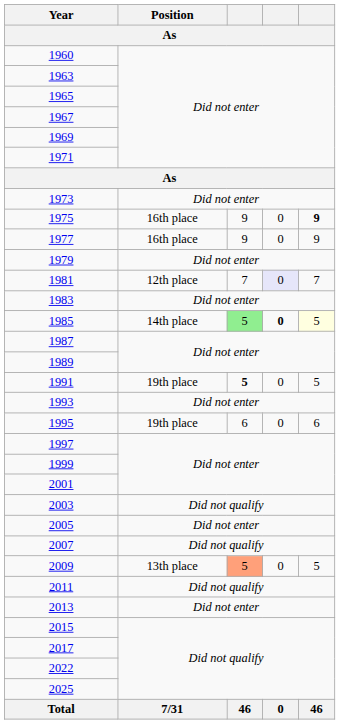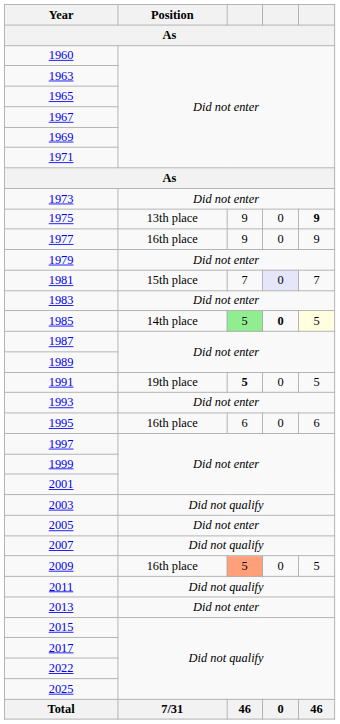(172, 219) 16th place -> (172, 219) 13th place
(172, 280) 12th place -> (172, 280) 15th place
(172, 423) 19th place -> (172, 423) 16th place
(172, 566) 13th place -> (172, 566) 16th place
